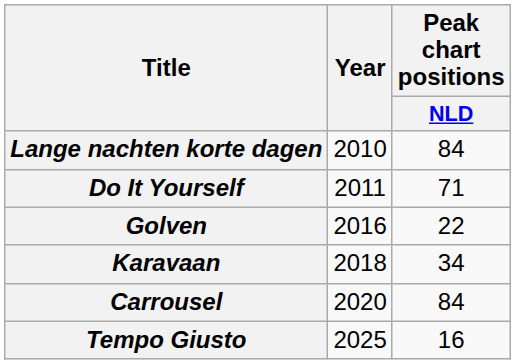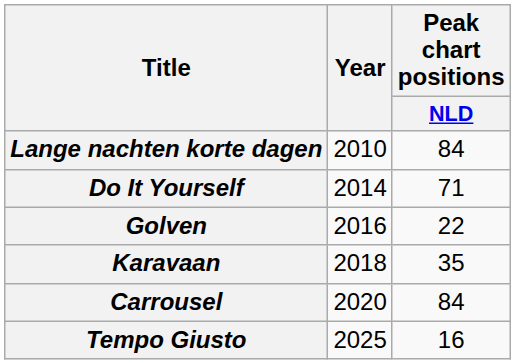(360, 187) 2011 -> (360, 187) 2014
(451, 263) 34 -> (451, 263) 35
